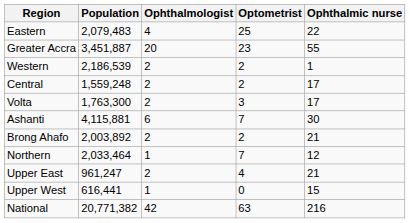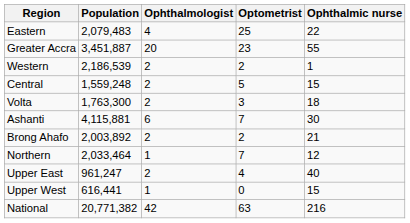(241, 84) 2 -> (241, 84) 5
(313, 84) 17 -> (313, 84) 15
(313, 102) 17 -> (313, 102) 18
(313, 173) 21 -> (313, 173) 40
